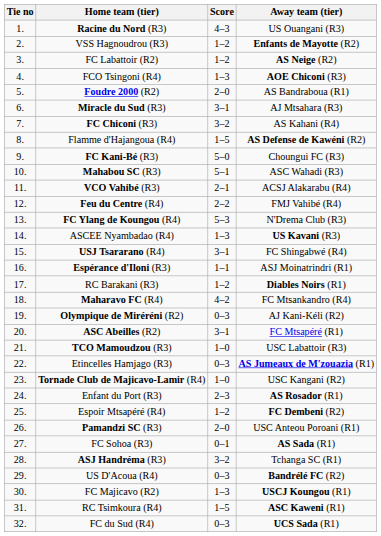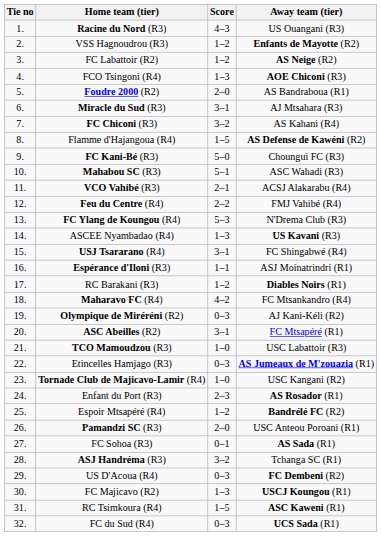(306, 412) FC Dembeni (R2) -> (306, 412) Bandrélé FC (R2)
(306, 476) Bandrélé FC (R2) -> (306, 476) FC Dembeni (R2)
